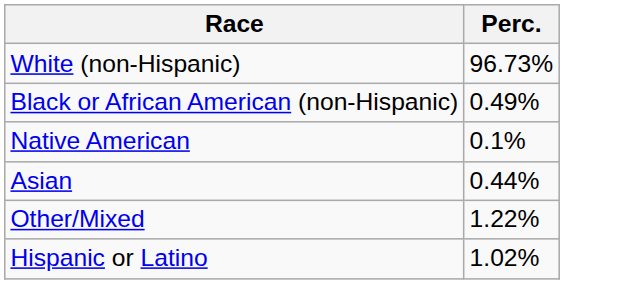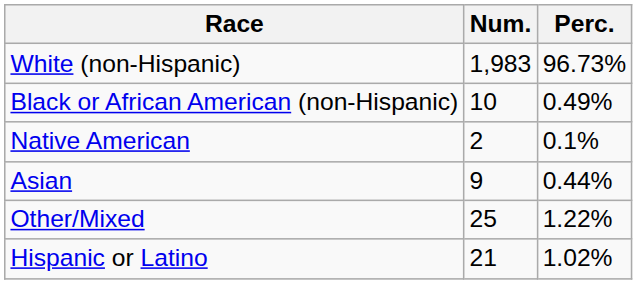+ column: (500, 24)
